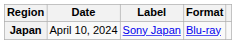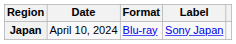columns swapped: (205, 13) <-> (152, 13)
